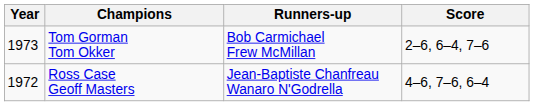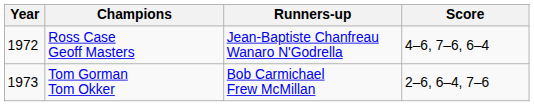rows swapped: (91, 82) <-> (88, 44)
